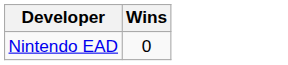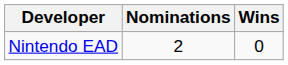+ column: (178, 18)
